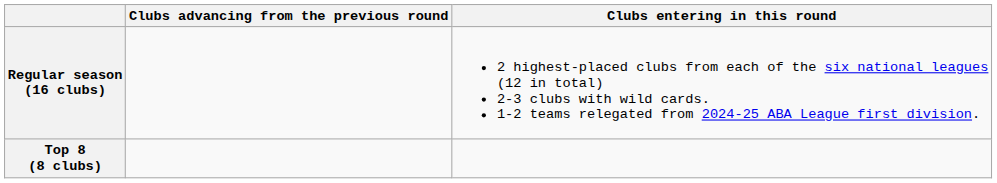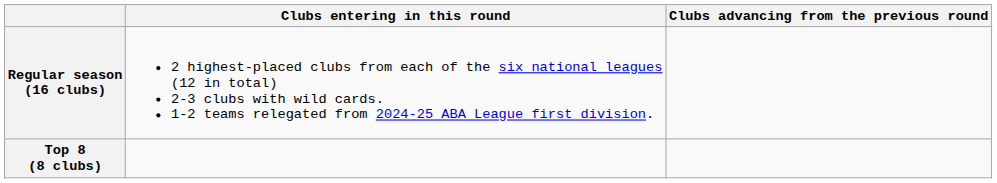columns swapped: (722, 16) <-> (289, 16)
